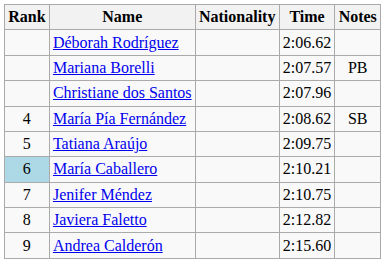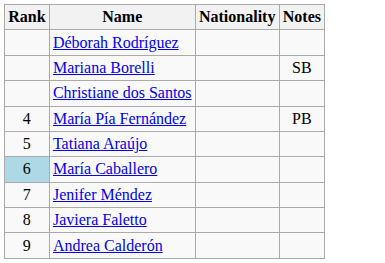- column: (307, 17)
(358, 67) PB -> (302, 67) SB
(358, 118) SB -> (302, 118) PB
